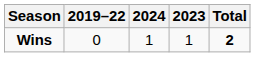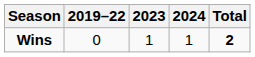columns swapped: (189, 16) <-> (149, 16)
